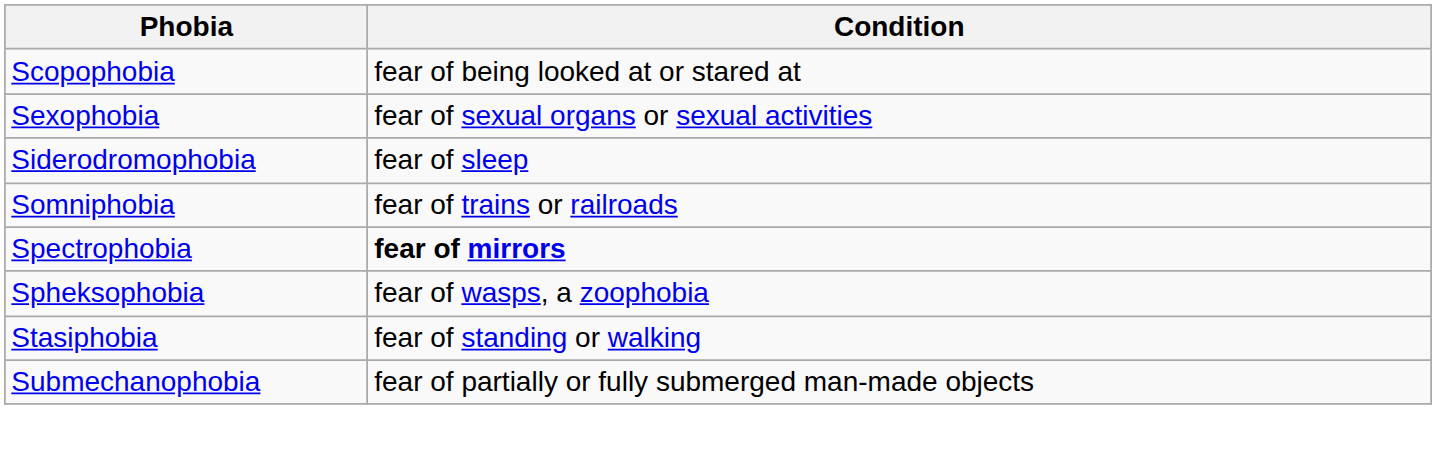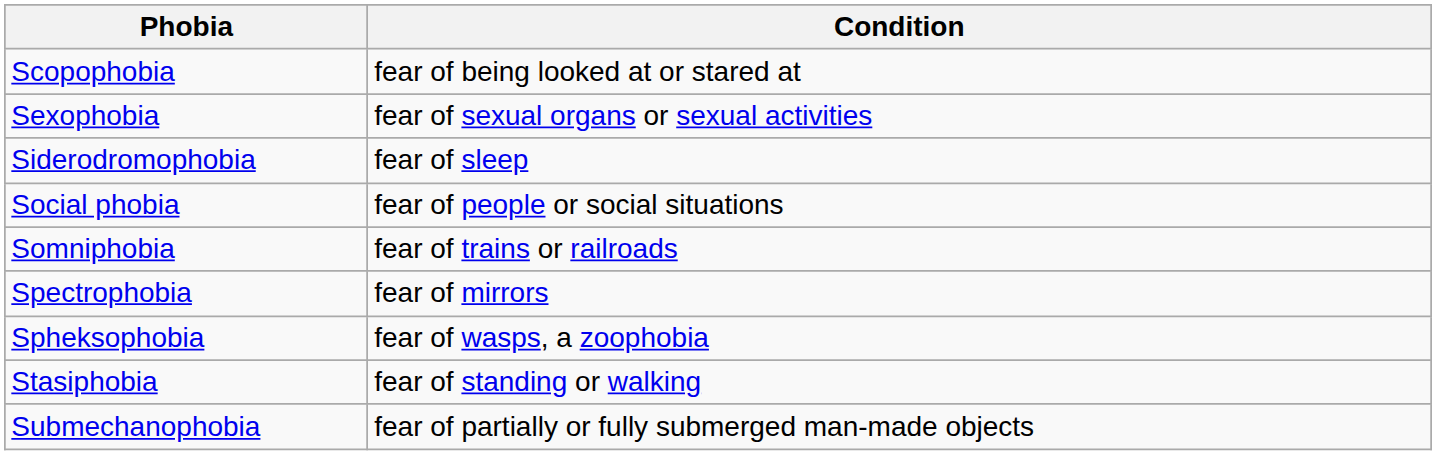+ row: (95, 204)
(470, 248) bold -> (461, 293) normal
